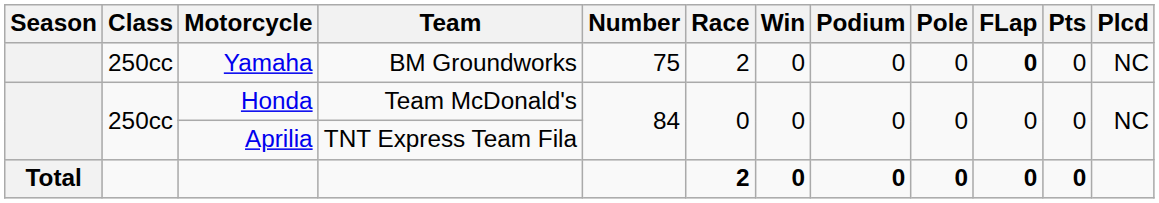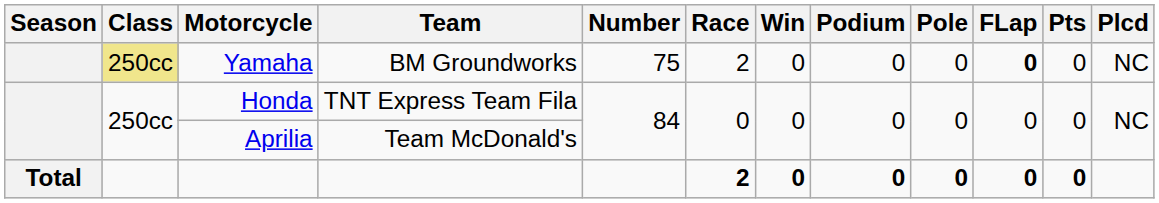(141, 62) no background -> (141, 62) khaki background
(481, 100) Team McDonald's -> (450, 100) TNT Express Team Fila
(450, 139) TNT Express Team Fila -> (481, 139) Team McDonald's
